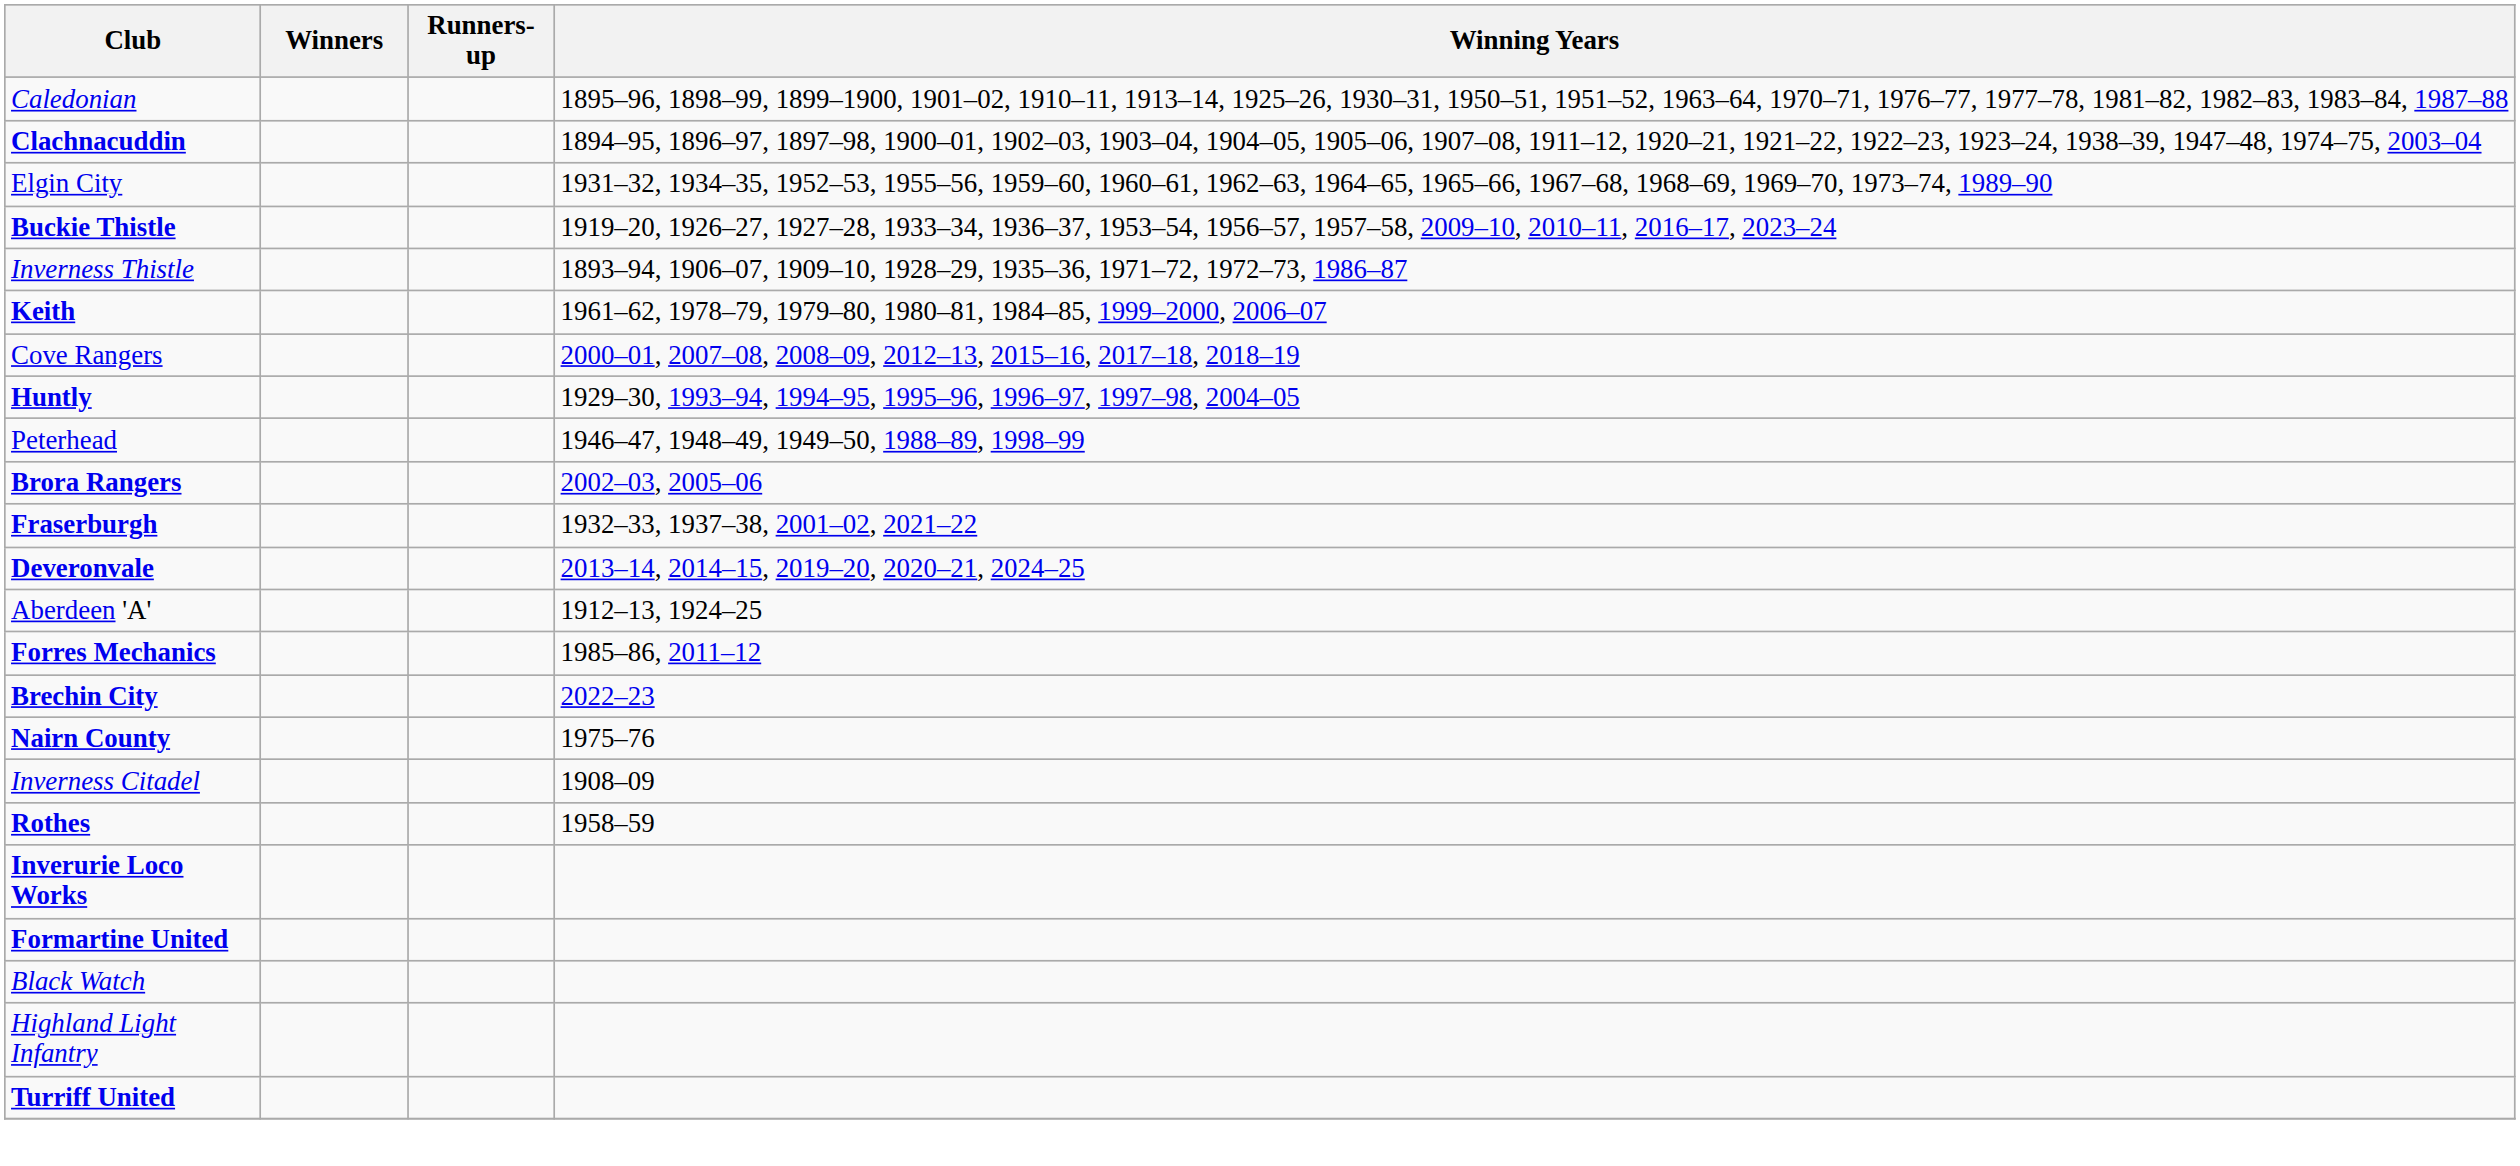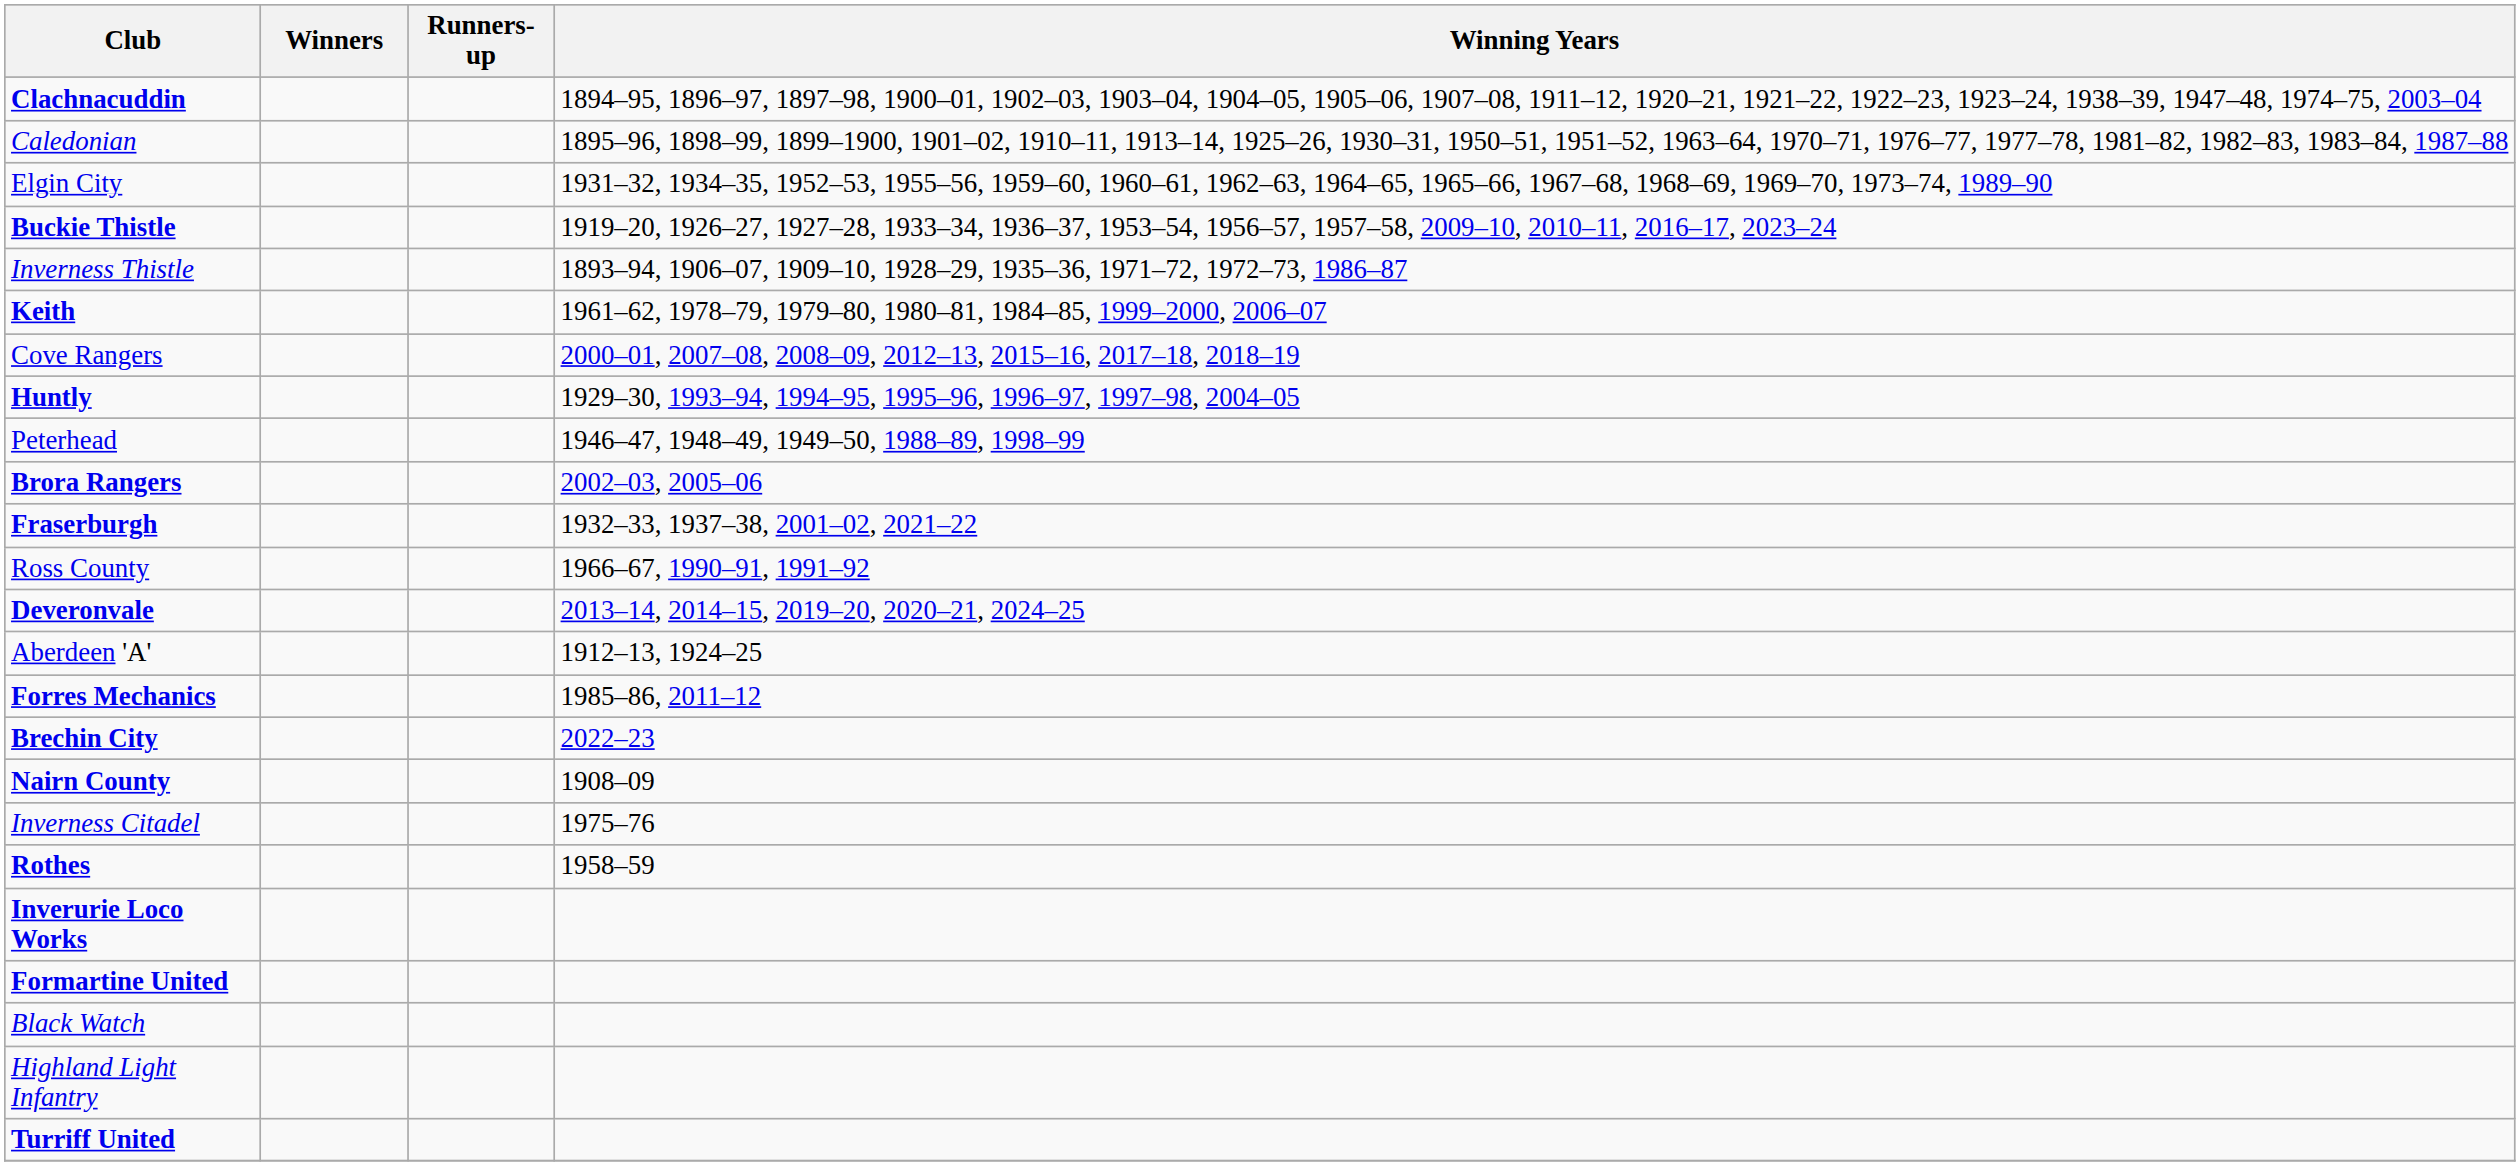rows swapped: (74, 98) <-> (98, 141)
+ row: (80, 567)
(608, 738) 1975–76 -> (608, 780) 1908–09
(608, 780) 1908–09 -> (608, 823) 1975–76
